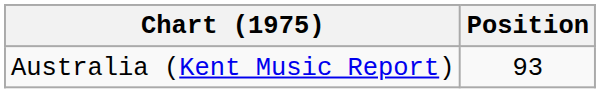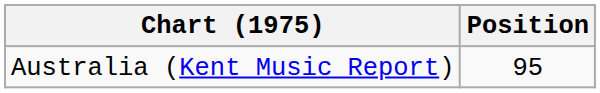(528, 67) 93 -> (528, 67) 95
